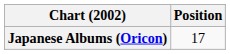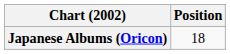(198, 37) 17 -> (198, 37) 18
